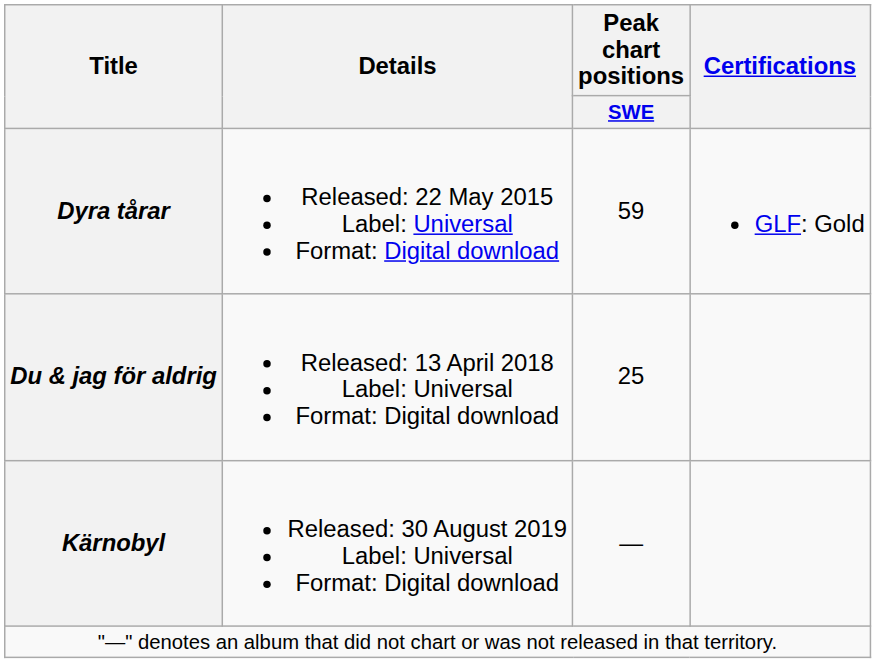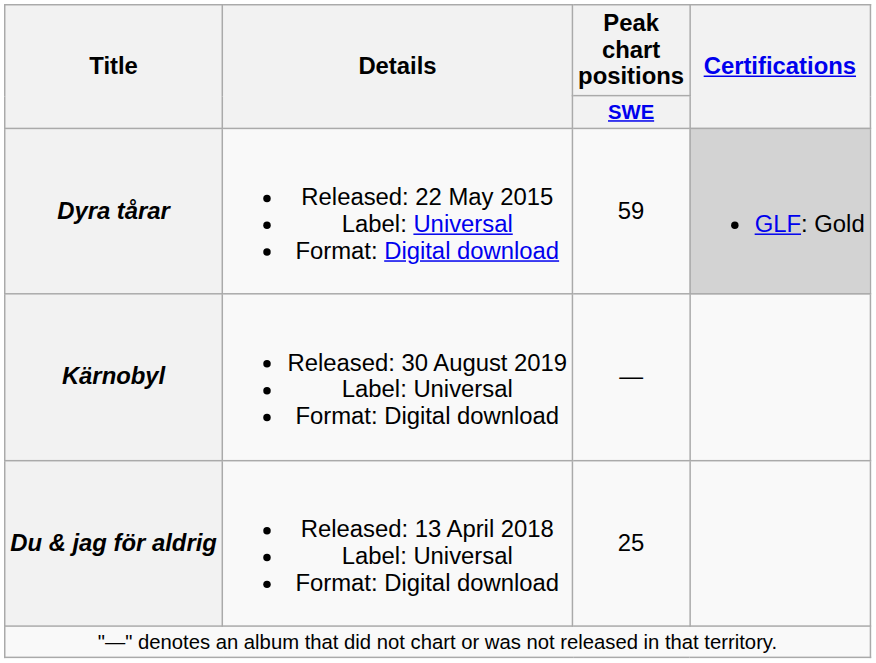(780, 225) no background -> (780, 225) lightgrey background
rows swapped: (114, 376) <-> (114, 542)
